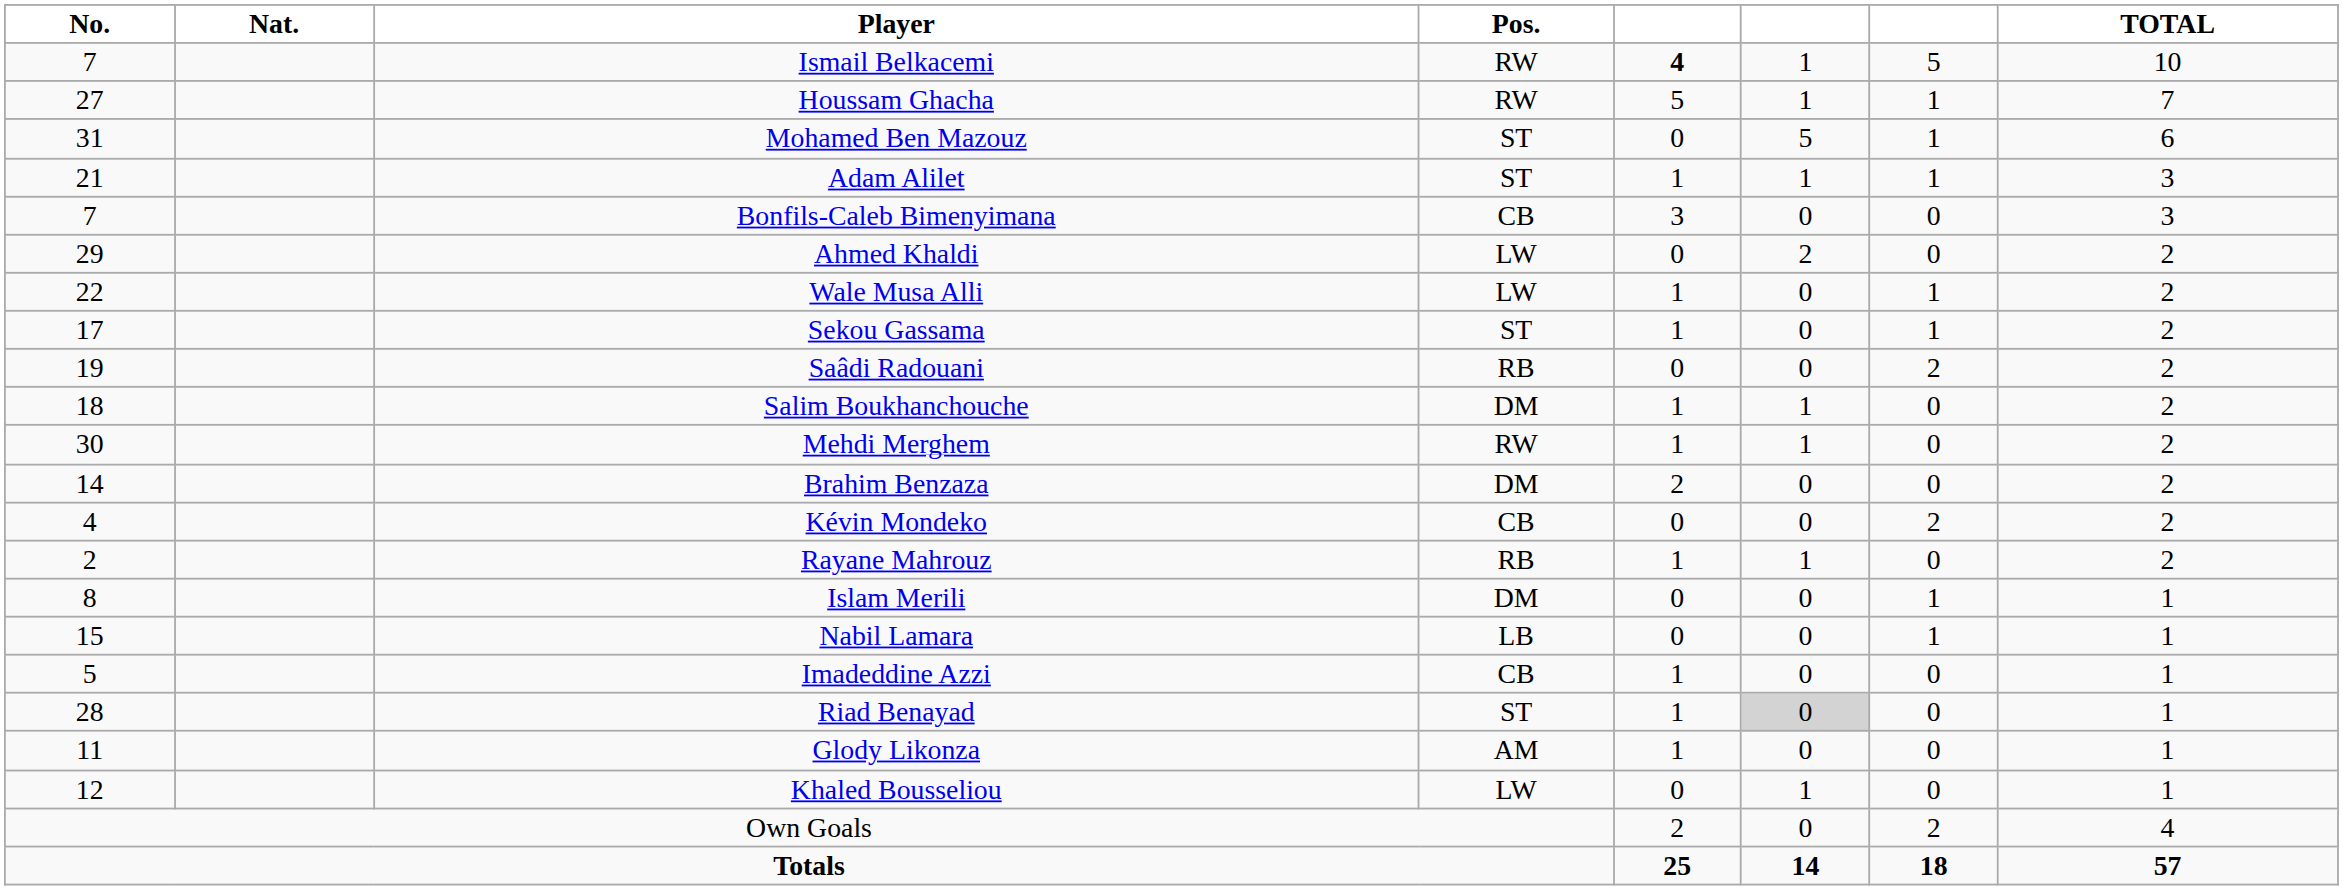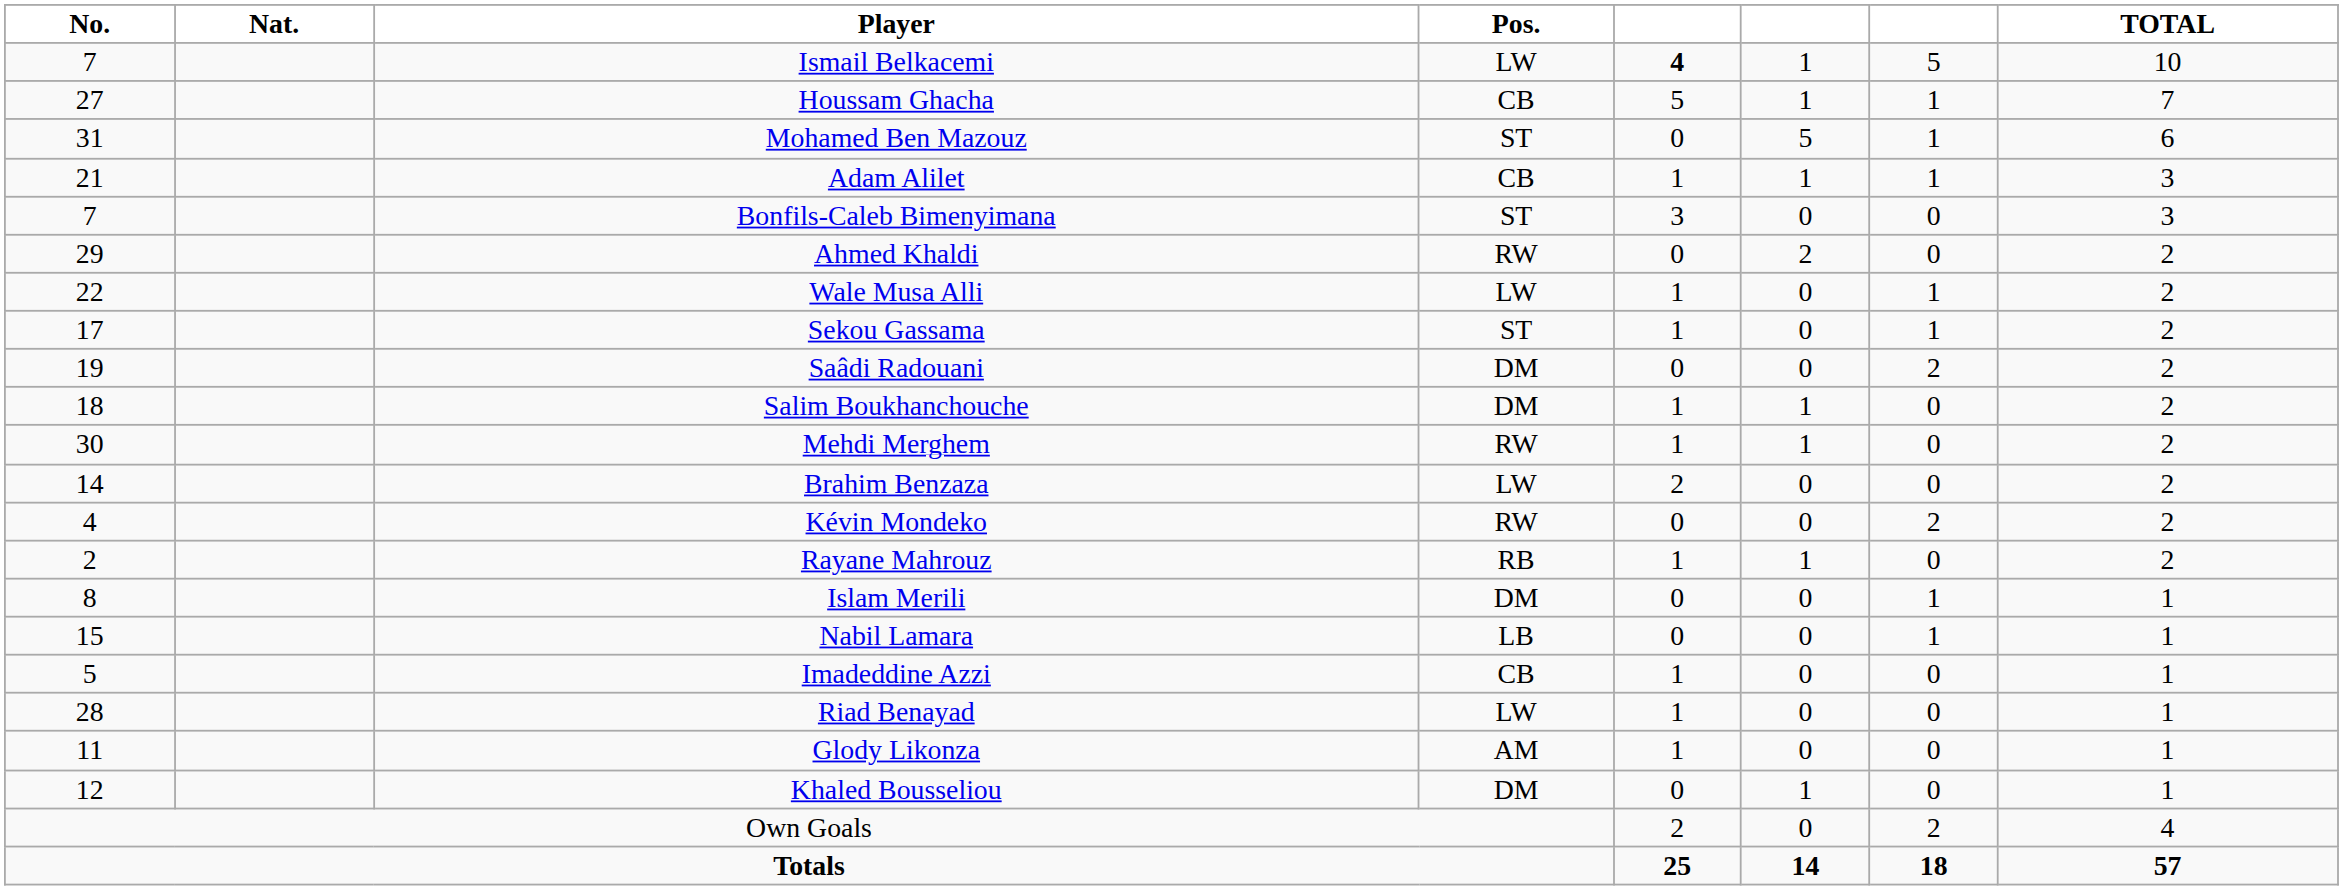(1516, 62) RW -> (1516, 62) LW
(1516, 100) RW -> (1516, 100) CB
(1516, 176) ST -> (1516, 176) CB
(1516, 215) CB -> (1516, 215) ST
(1516, 253) LW -> (1516, 253) RW
(1516, 368) RB -> (1516, 368) DM
(1516, 482) DM -> (1516, 482) LW
(1516, 521) CB -> (1516, 521) RW
(1516, 712) ST -> (1516, 712) LW
(1805, 712) lightgrey background -> (1805, 712) no background
(1516, 788) LW -> (1516, 788) DM
